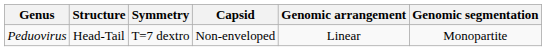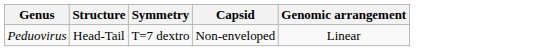- column: (475, 14)
